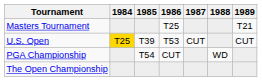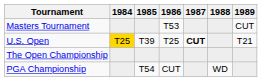(171, 26) T25 -> (171, 26) T53
(245, 26) T21 -> (245, 26) CUT
(171, 41) T53 -> (171, 41) T25
(196, 41) normal -> (196, 41) bold
(245, 41) CUT -> (245, 41) T21
rows swapped: (57, 69) <-> (46, 55)
